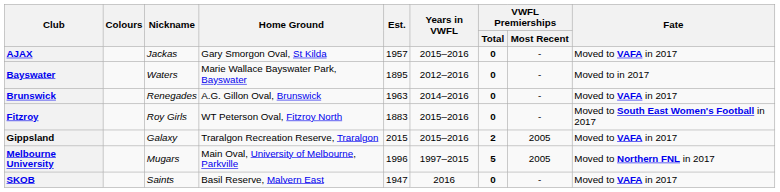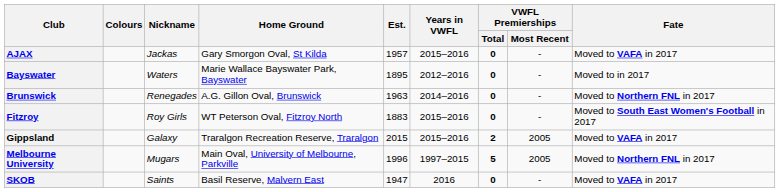(626, 96) Moved to VAFA in 2017 -> (644, 96) Moved to Northern FNL in 2017
